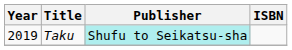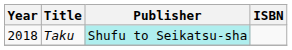(23, 35) 2019 -> (23, 35) 2018
